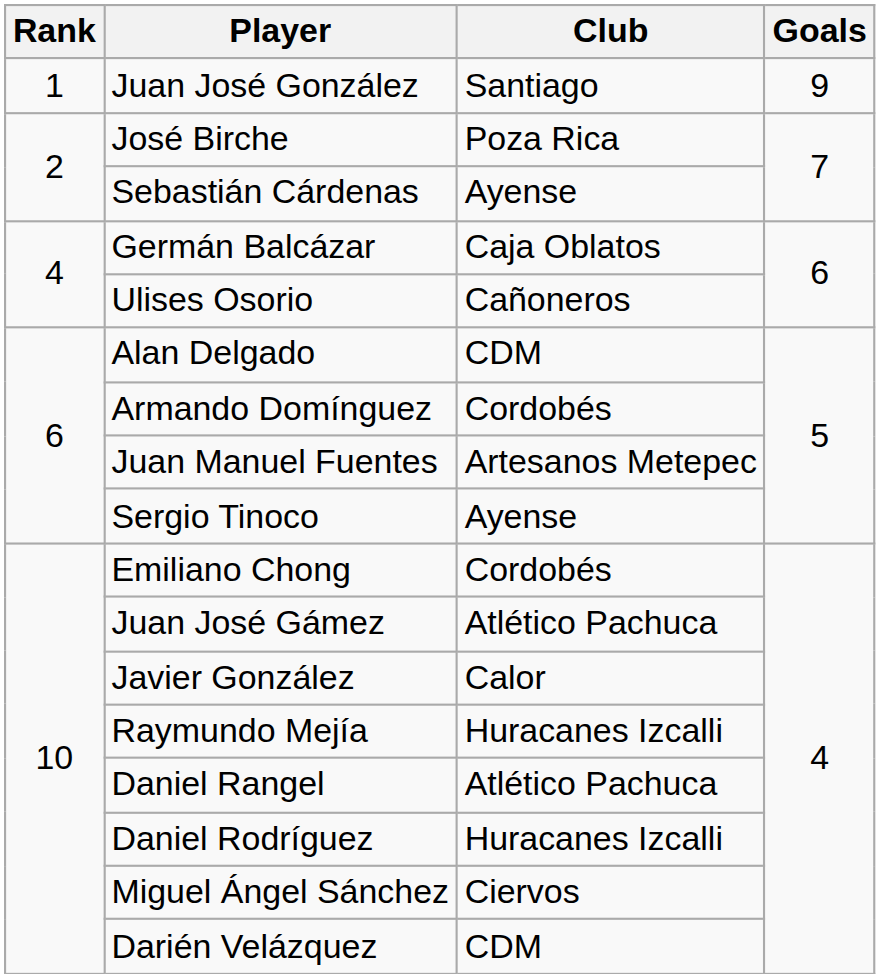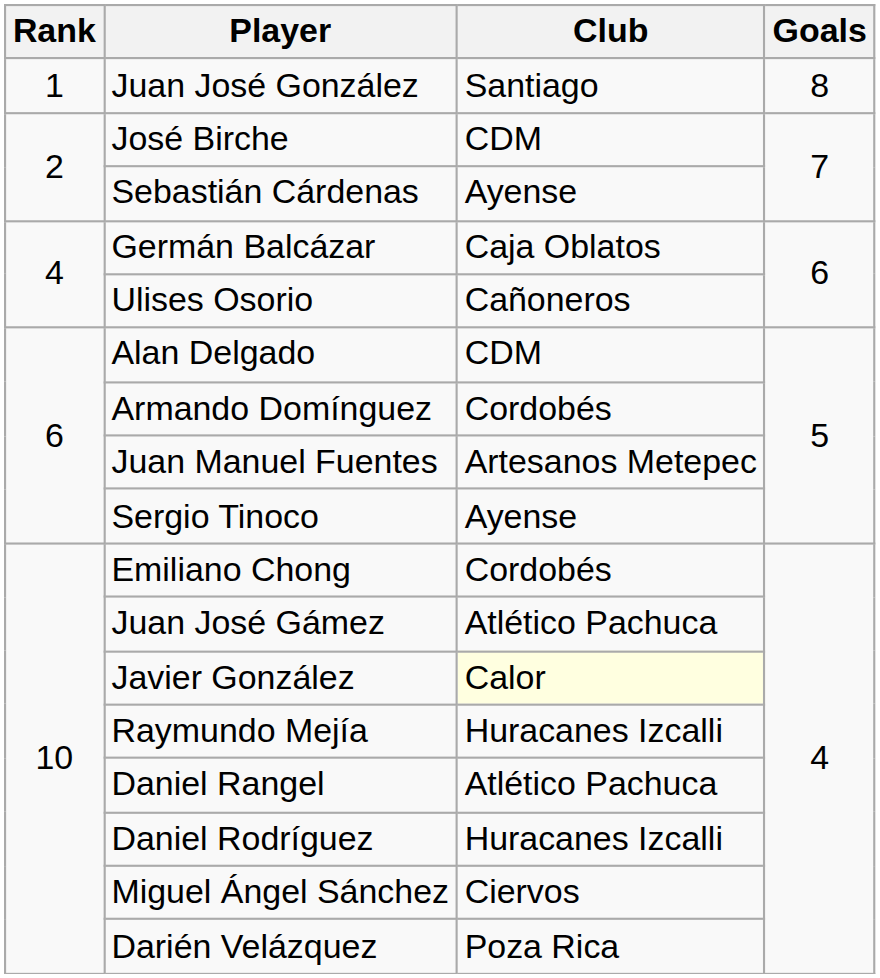(820, 85) 9 -> (820, 85) 8
(542, 138) Poza Rica -> (503, 138) CDM
(505, 676) no background -> (505, 676) lightyellow background
(503, 945) CDM -> (542, 945) Poza Rica
